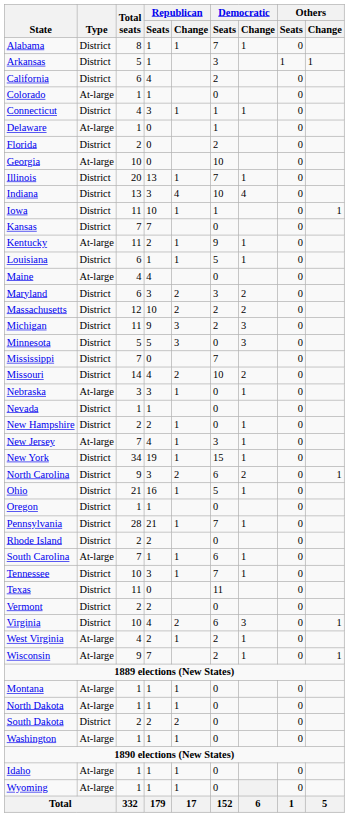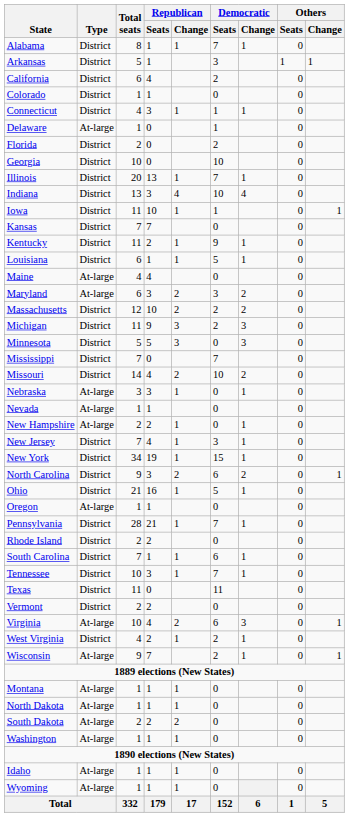(97, 95) At-large -> (95, 95) District
(97, 161) At-large -> (95, 161) District
(97, 243) At-large -> (95, 243) District
(95, 293) District -> (97, 293) At-large
(95, 408) District -> (97, 408) At-large
(95, 425) District -> (97, 425) At-large
(97, 441) At-large -> (95, 441) District
(95, 507) District -> (97, 507) At-large
(97, 557) At-large -> (95, 557) District
(95, 623) District -> (97, 623) At-large
(97, 639) At-large -> (95, 639) District
(95, 721) District -> (97, 721) At-large
